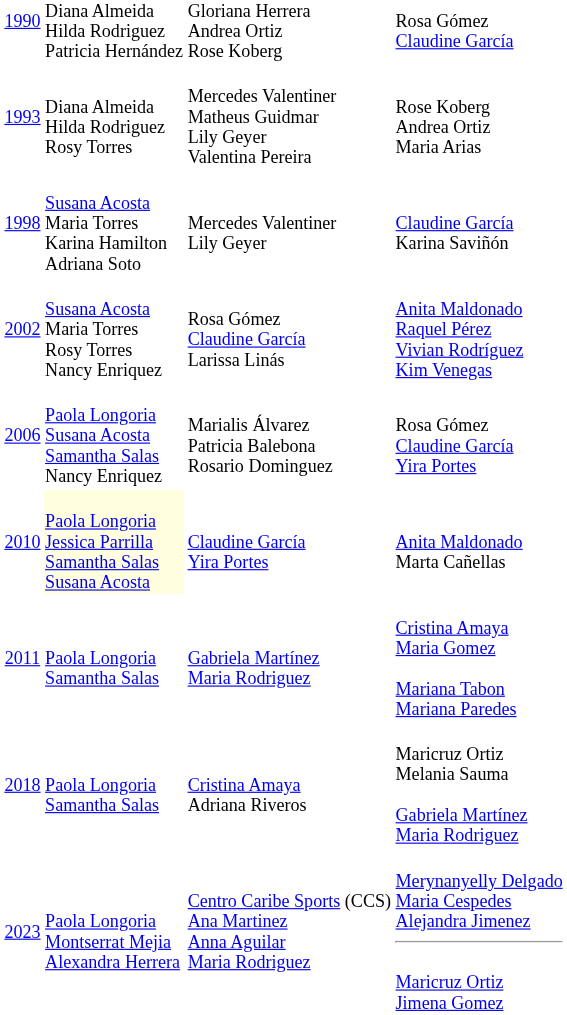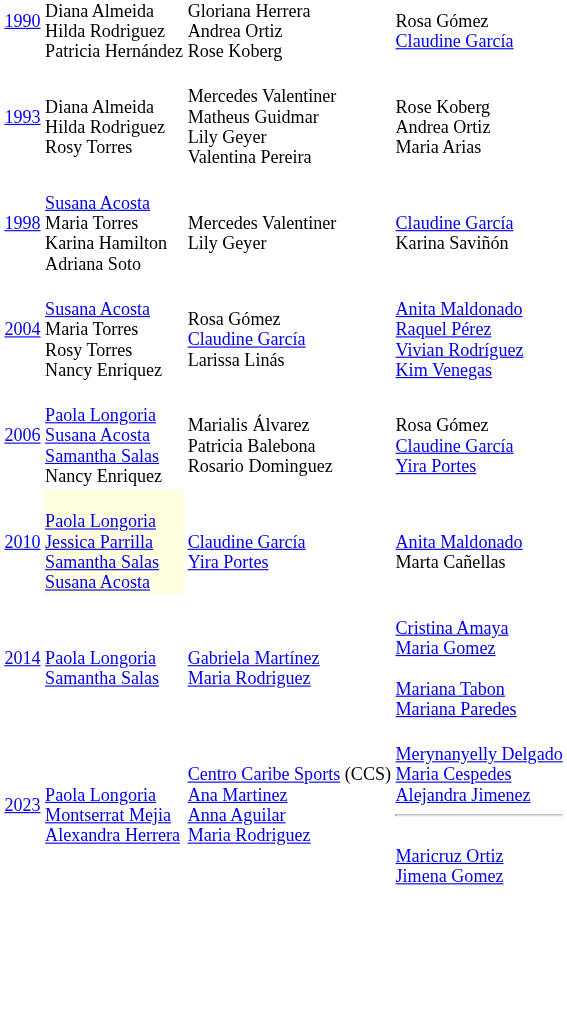(22, 329) 2002 -> (22, 329) 2004
(22, 658) 2011 -> (22, 658) 2014
- row: (247, 795)
